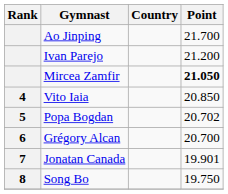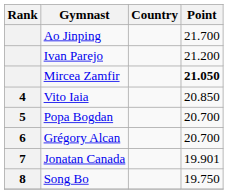(202, 117) 20.702 -> (202, 117) 20.700
